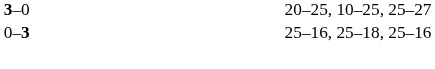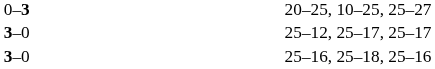(17, 9) 3–0 -> (17, 9) 0–3
+ row: (358, 32)
(17, 32) 0–3 -> (17, 56) 3–0
